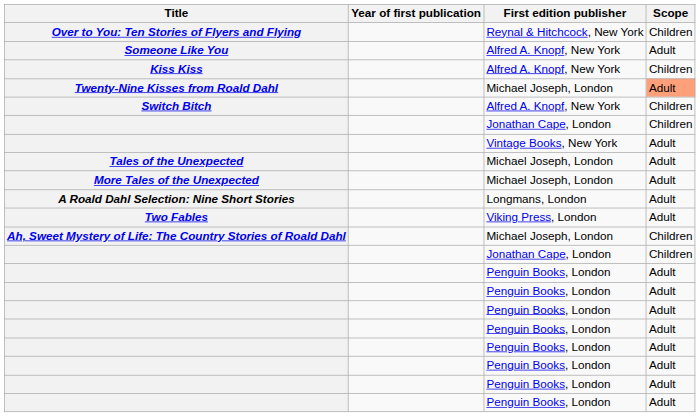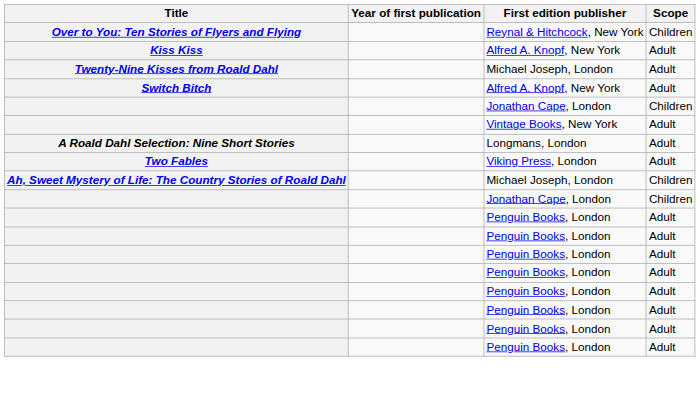- row: (176, 50)
(671, 69) Children -> (662, 50) Adult
(662, 87) lightsalmon background -> (662, 69) no background
(671, 106) Children -> (662, 87) Adult
- row: (176, 161)
- row: (176, 180)
